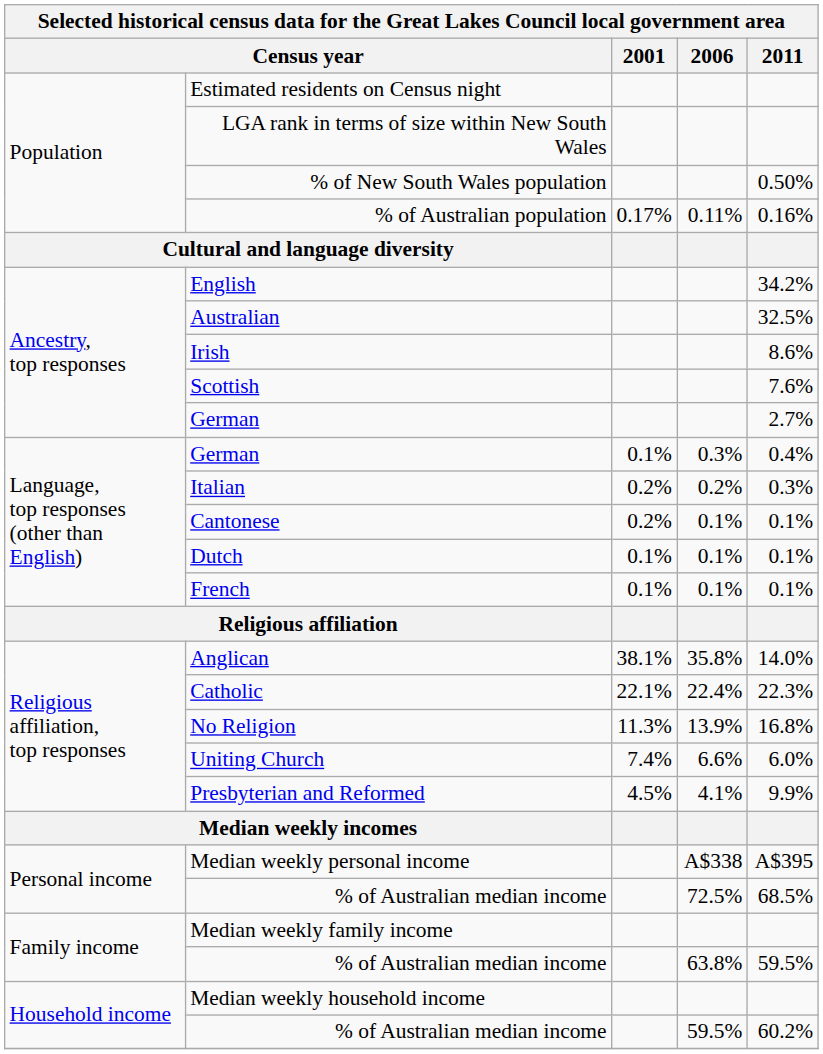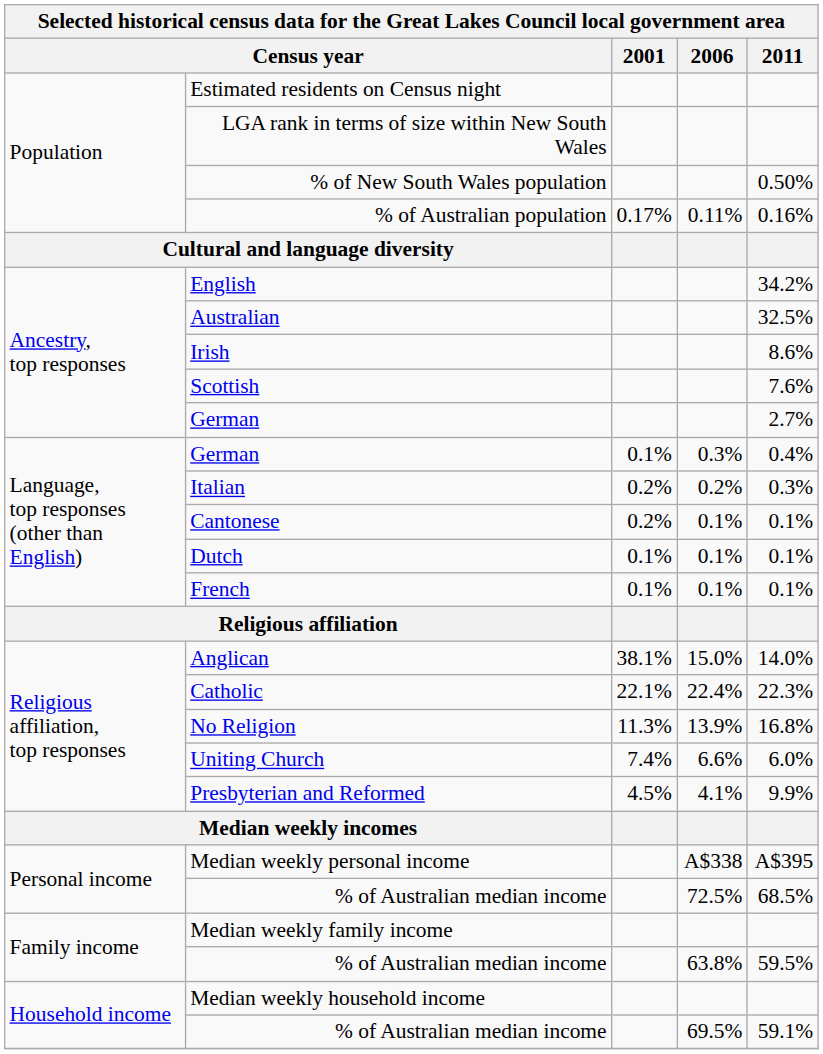(712, 657) 35.8% -> (712, 657) 15.0%
(715, 1031) 59.5% -> (715, 1031) 69.5%
(783, 1031) 60.2% -> (783, 1031) 59.1%
